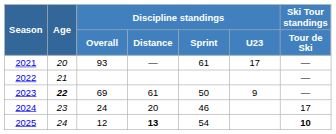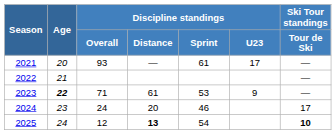(102, 93) 69 -> (102, 93) 71
(204, 93) 50 -> (204, 93) 53
